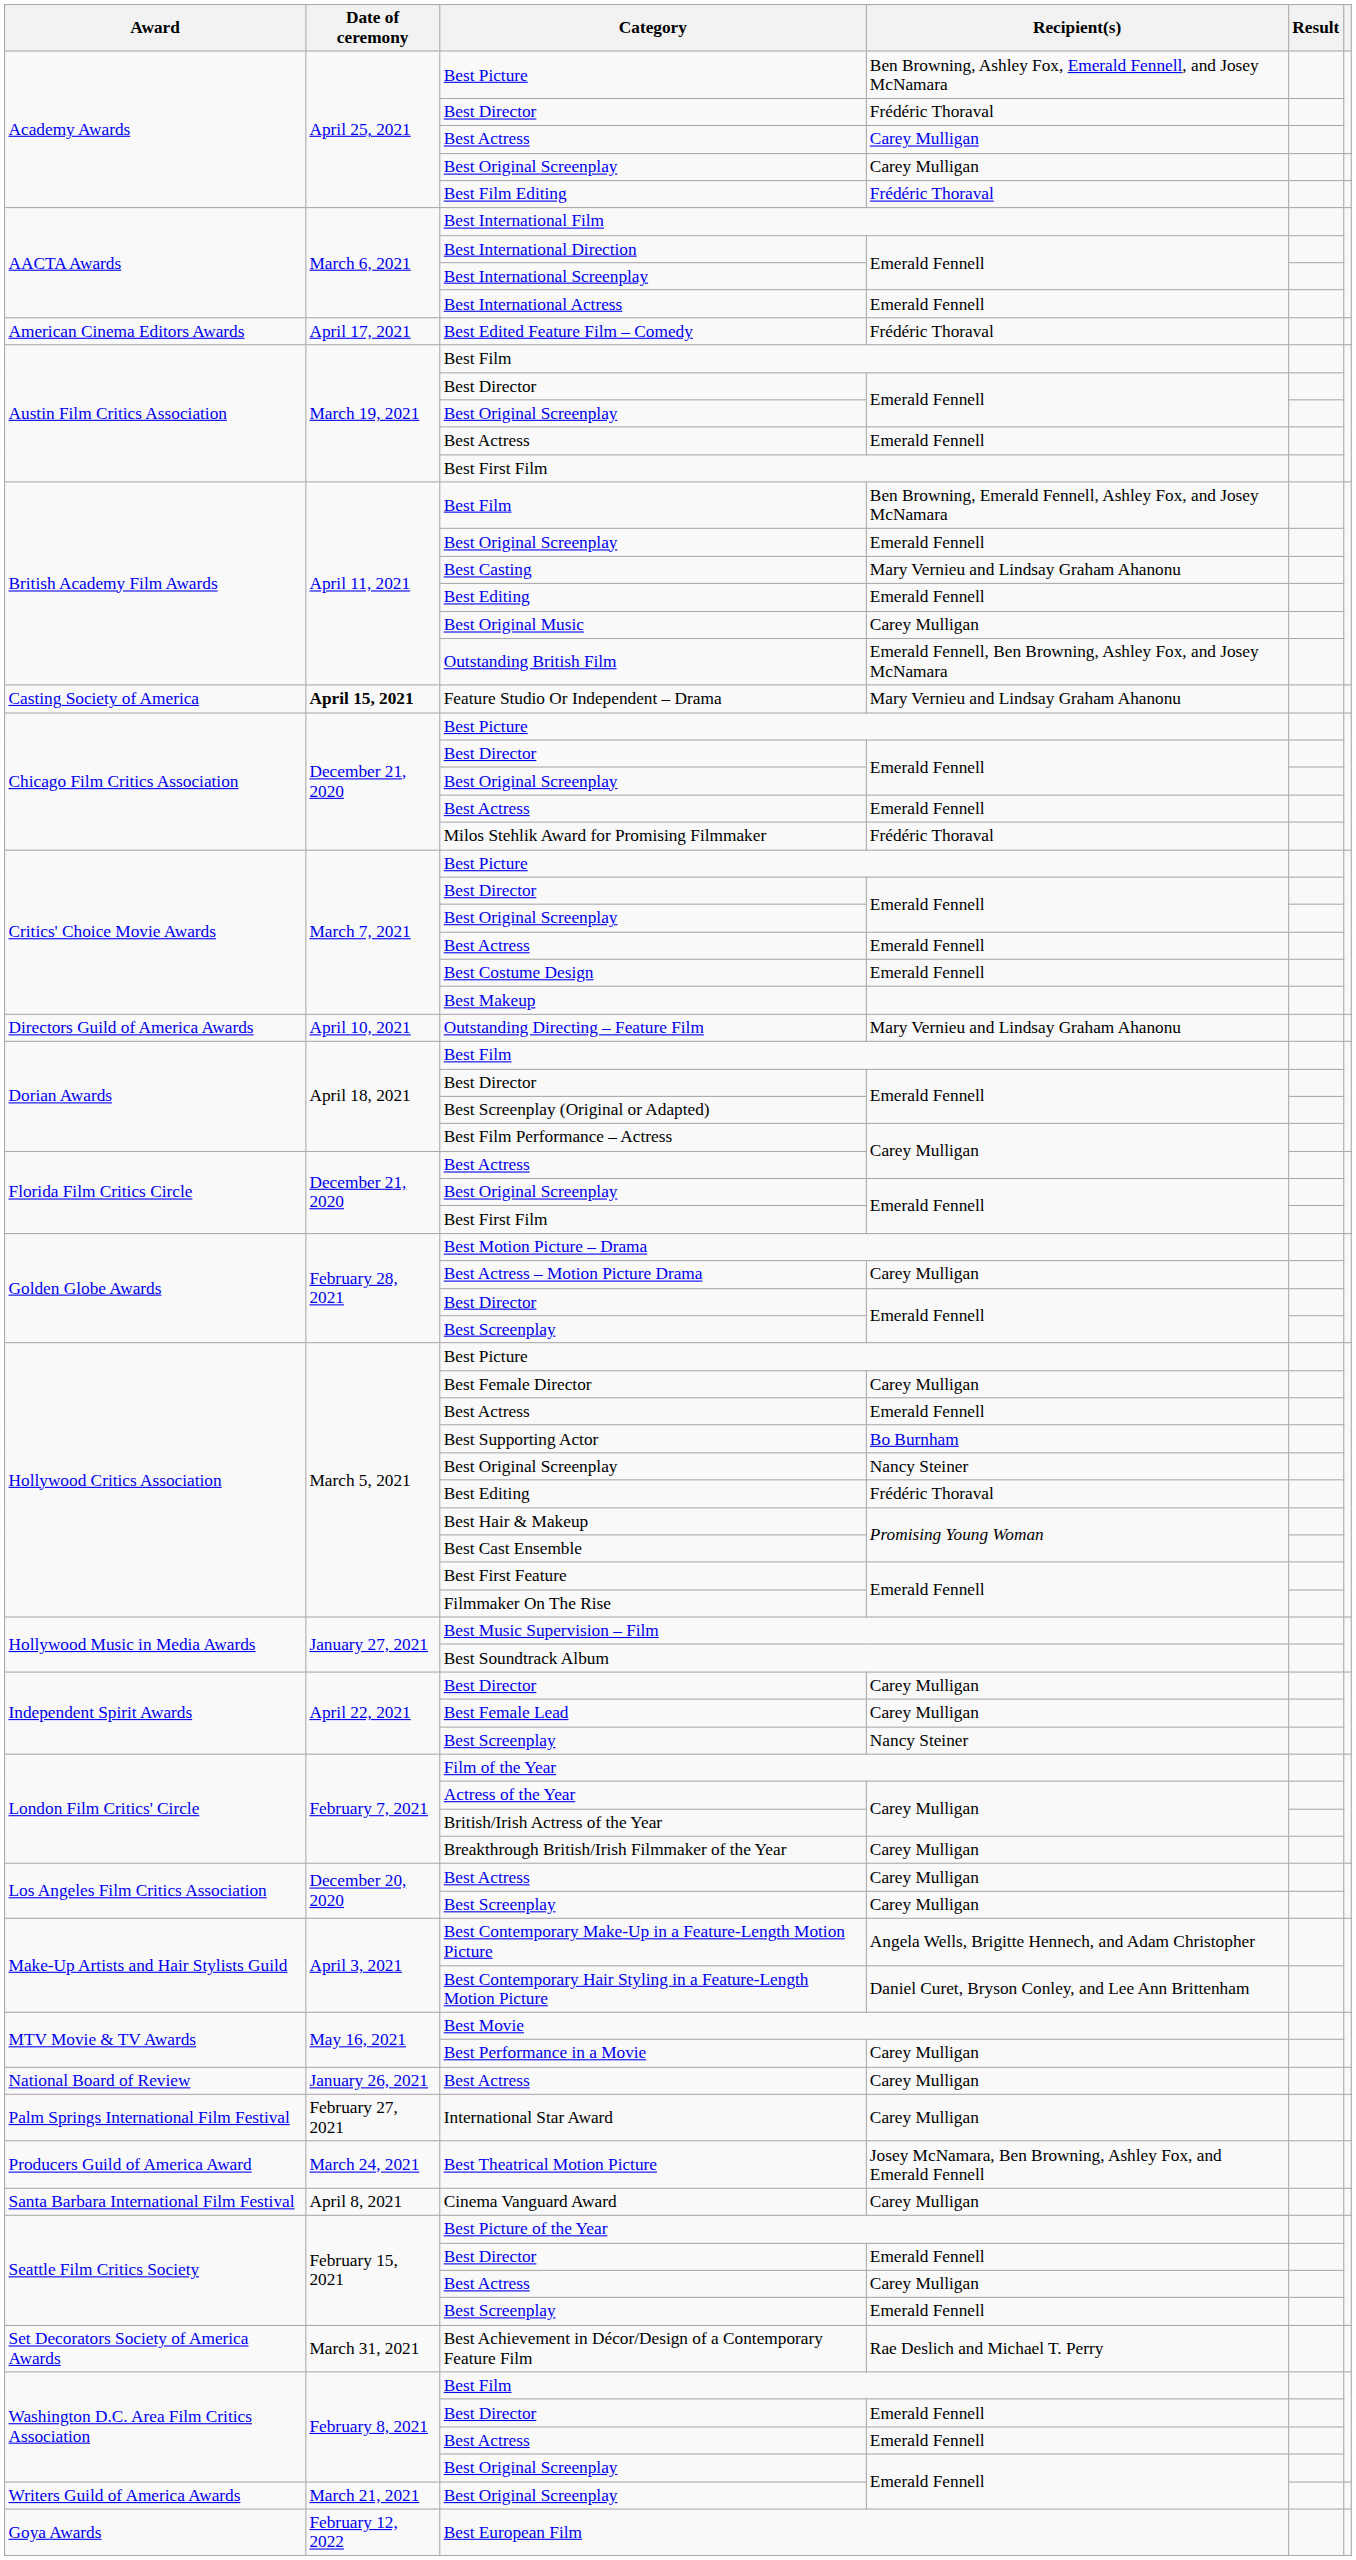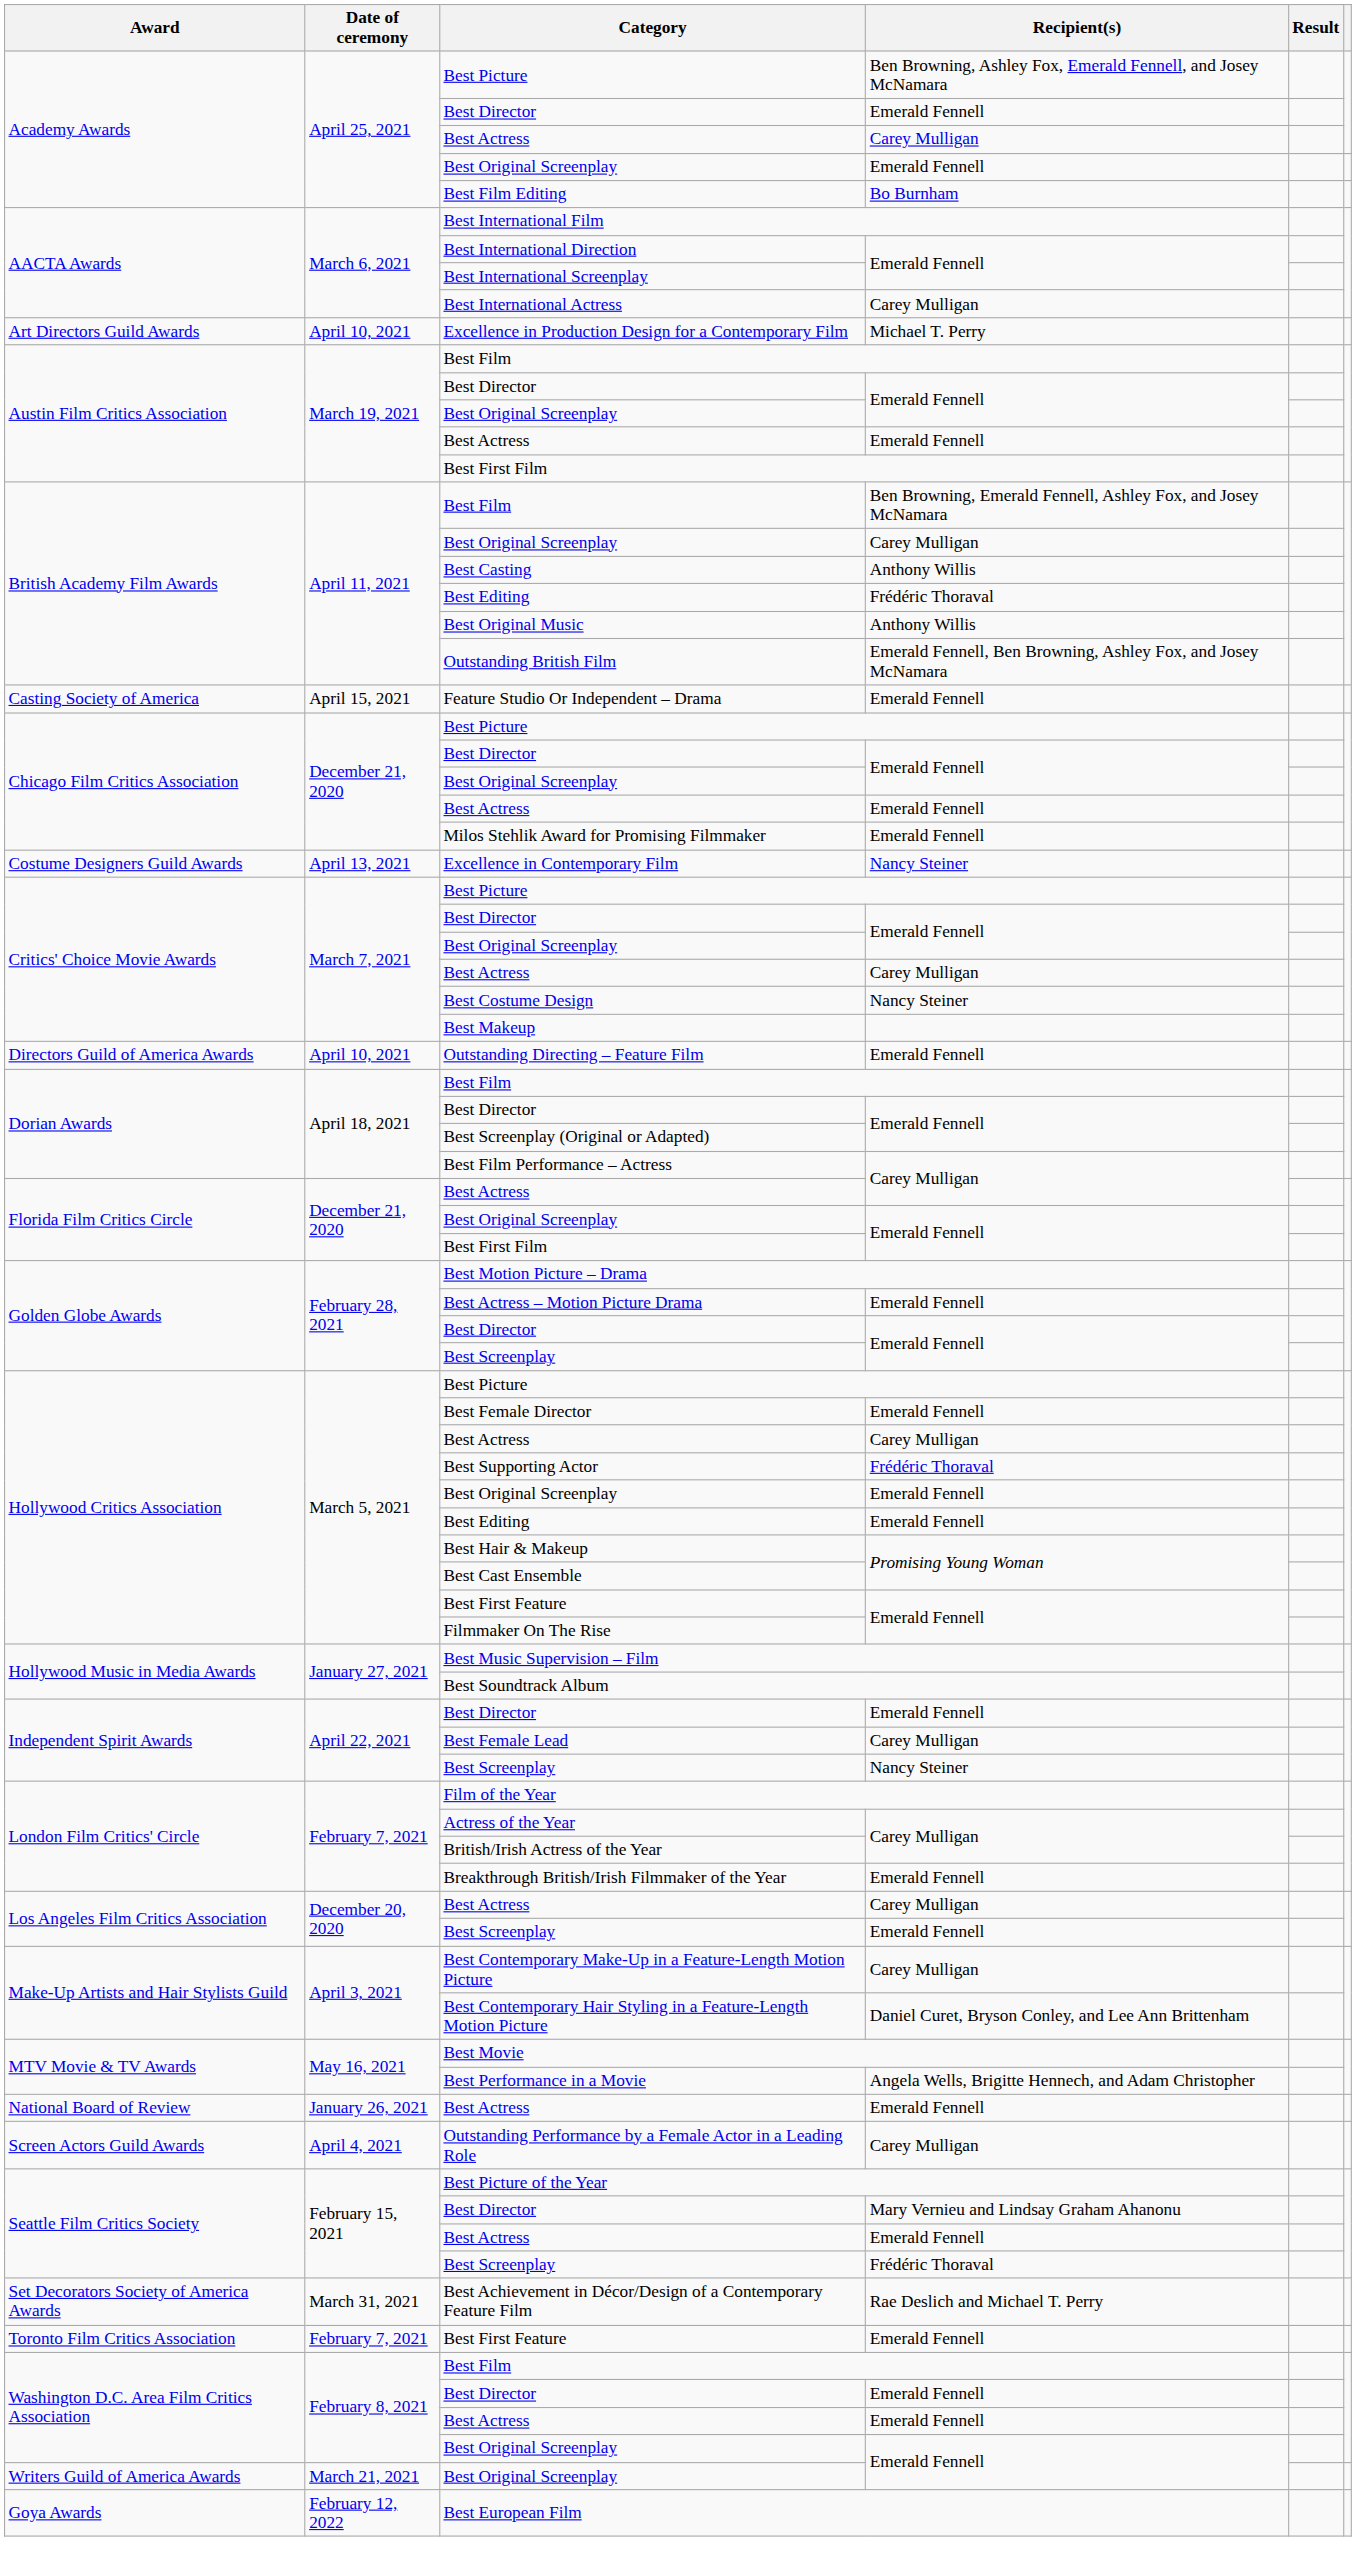(932, 111) Frédéric Thoraval -> (927, 111) Emerald Fennell
(924, 166) Carey Mulligan -> (927, 166) Emerald Fennell
(932, 194) Frédéric Thoraval -> (914, 194) Bo Burnham
(927, 303) Emerald Fennell -> (924, 303) Carey Mulligan
- row: (127, 331)
+ row: (104, 331)
(927, 542) Emerald Fennell -> (924, 542) Carey Mulligan
(1025, 569) Mary Vernieu and Lindsay Graham Ahanonu -> (923, 569) Anthony Willis
(927, 597) Emerald Fennell -> (932, 597) Frédéric Thoraval
(924, 624) Carey Mulligan -> (923, 624) Anthony Willis
(362, 698) bold -> (360, 698) normal
(1025, 698) Mary Vernieu and Lindsay Graham Ahanonu -> (927, 698) Emerald Fennell
(932, 835) Frédéric Thoraval -> (927, 835) Emerald Fennell
+ row: (126, 863)
(927, 945) Emerald Fennell -> (924, 972) Carey Mulligan
(927, 972) Emerald Fennell -> (919, 1000) Nancy Steiner
(1025, 1027) Mary Vernieu and Lindsay Graham Ahanonu -> (927, 1055) Emerald Fennell
(924, 1274) Carey Mulligan -> (927, 1301) Emerald Fennell
(924, 1383) Carey Mulligan -> (927, 1411) Emerald Fennell
(927, 1411) Emerald Fennell -> (924, 1438) Carey Mulligan
(914, 1438) Bo Burnham -> (932, 1466) Frédéric Thoraval
(919, 1466) Nancy Steiner -> (927, 1493) Emerald Fennell
(932, 1493) Frédéric Thoraval -> (927, 1521) Emerald Fennell
(924, 1685) Carey Mulligan -> (927, 1712) Emerald Fennell
(924, 1849) Carey Mulligan -> (927, 1877) Emerald Fennell
(924, 1904) Carey Mulligan -> (927, 1932) Emerald Fennell
(1062, 1941) Angela Wells, Brigitte Hennech, and Adam Christopher -> (924, 1969) Carey Mulligan
(924, 2053) Carey Mulligan -> (1062, 2080) Angela Wells, Brigitte Hennech, and Adam Christopher
(924, 2080) Carey Mulligan -> (927, 2108) Emerald Fennell
- row: (149, 2117)
- row: (130, 2164)
- row: (152, 2201)
+ row: (106, 2145)
(927, 2256) Emerald Fennell -> (1025, 2209) Mary Vernieu and Lindsay Graham Ahanonu
(924, 2283) Carey Mulligan -> (927, 2237) Emerald Fennell
(927, 2311) Emerald Fennell -> (932, 2264) Frédéric Thoraval
+ row: (122, 2338)
